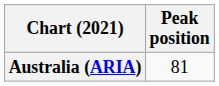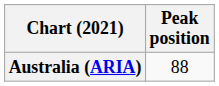(180, 66) 81 -> (180, 66) 88
